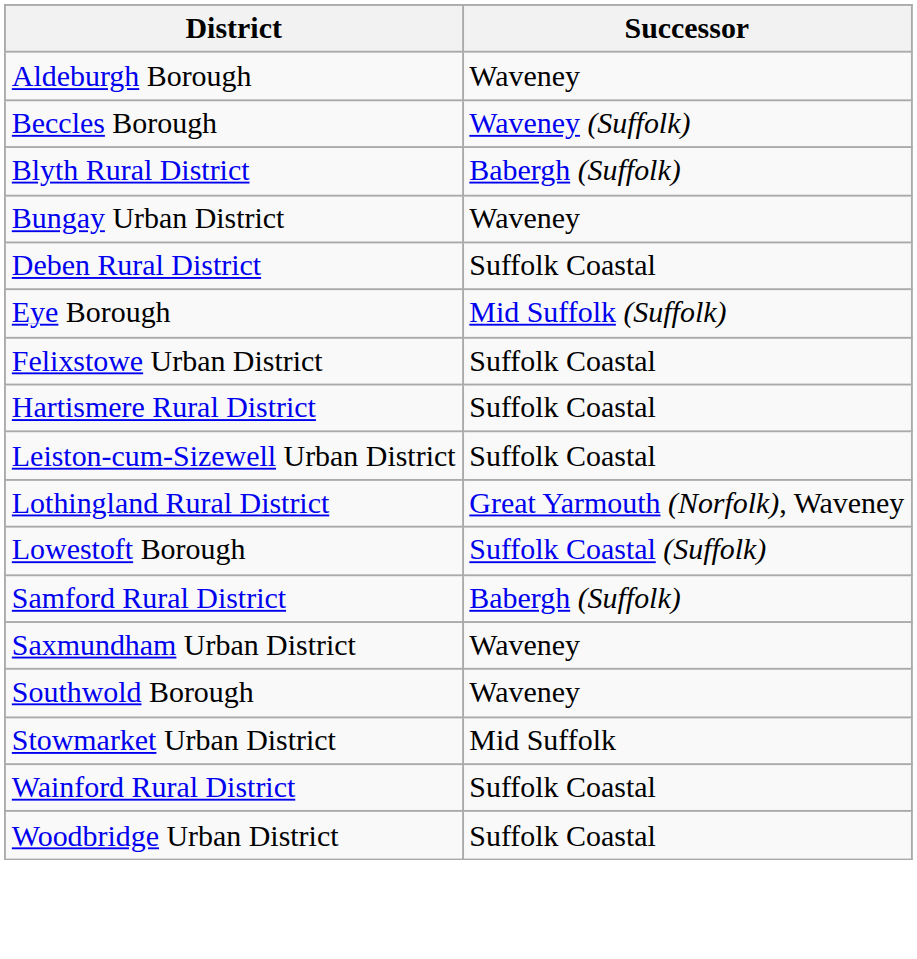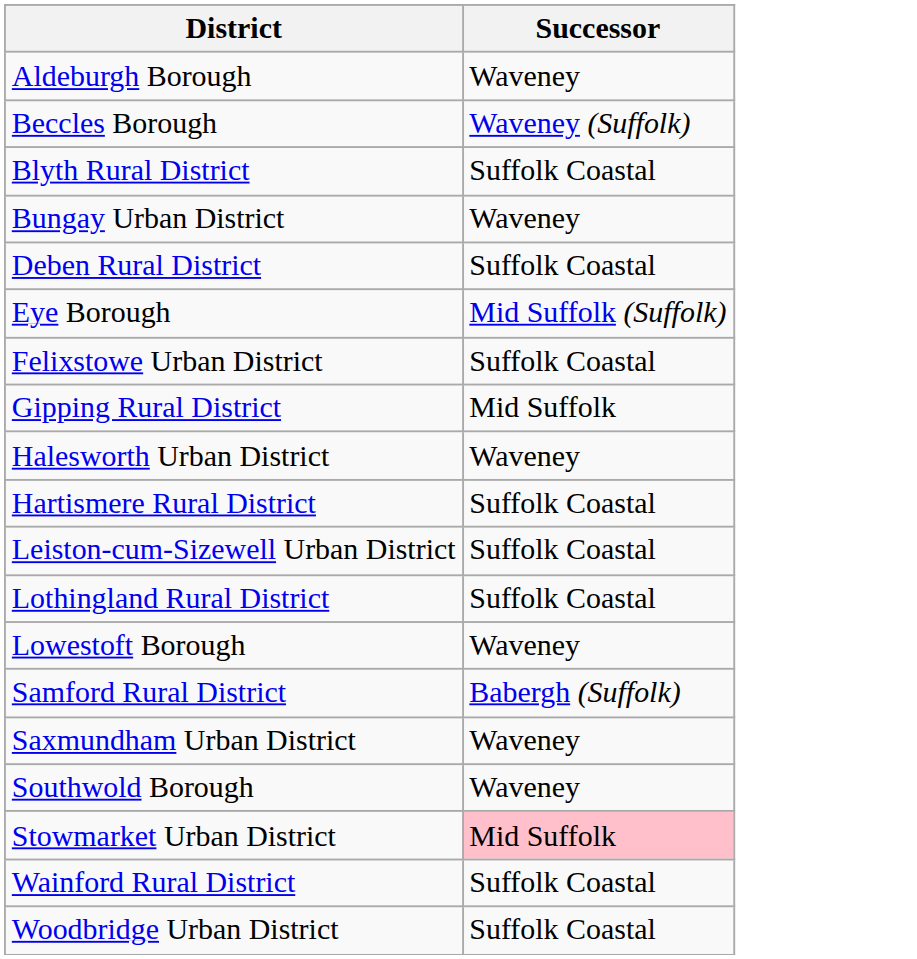(575, 170) Babergh (Suffolk) -> (563, 170) Suffolk Coastal
+ row: (146, 407)
+ row: (171, 455)
(687, 502) Great Yarmouth (Norfolk), Waveney -> (563, 597) Suffolk Coastal
(618, 550) Suffolk Coastal (Suffolk) -> (525, 645) Waveney
(543, 739) no background -> (543, 834) pink background
